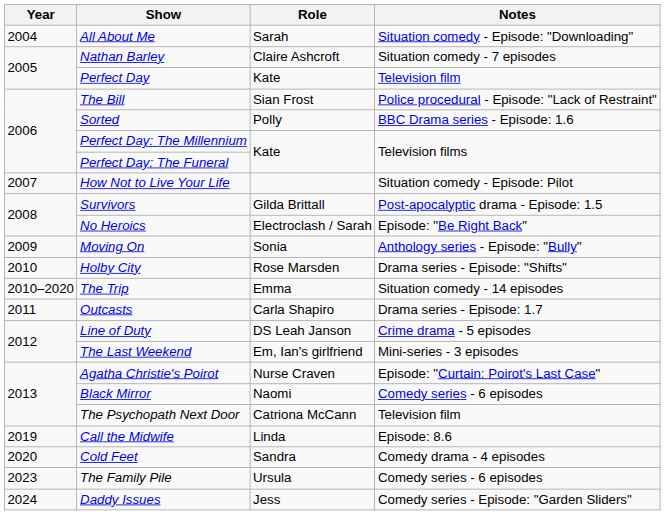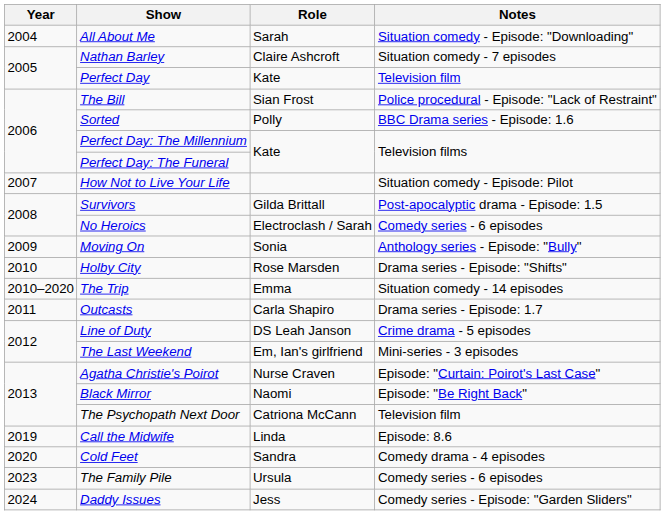(452, 225) Episode: "Be Right Back" -> (460, 225) Comedy series - 6 episodes
(460, 394) Comedy series - 6 episodes -> (452, 394) Episode: "Be Right Back"
